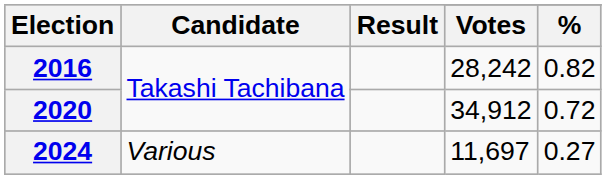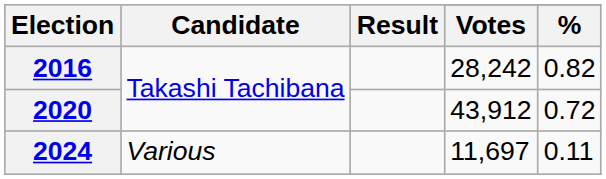(491, 109) 34,912 -> (491, 109) 43,912
(570, 151) 0.27 -> (569, 151) 0.11
